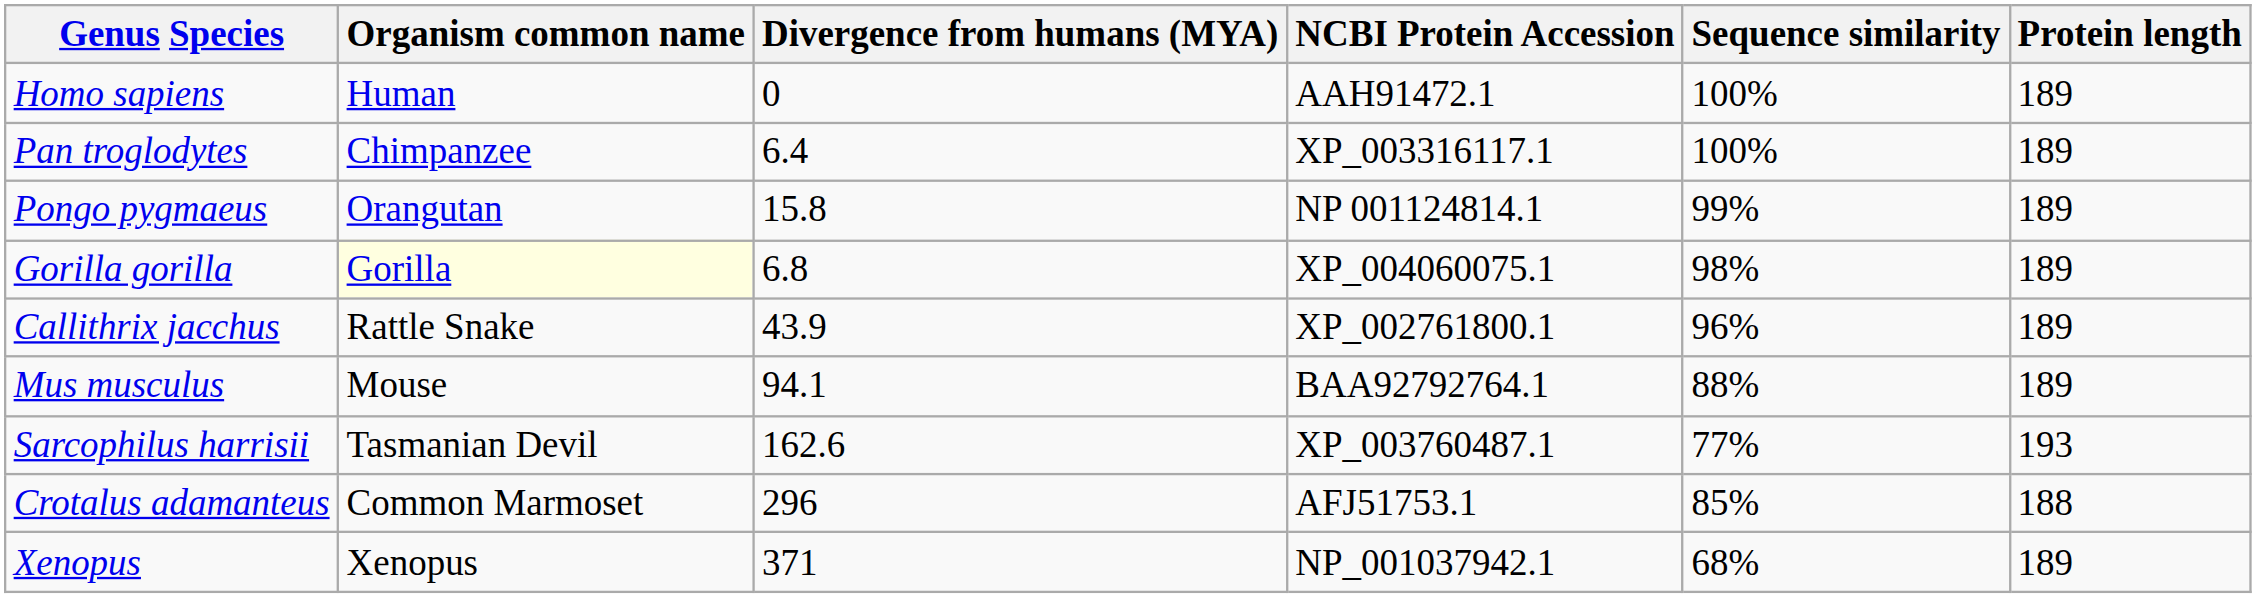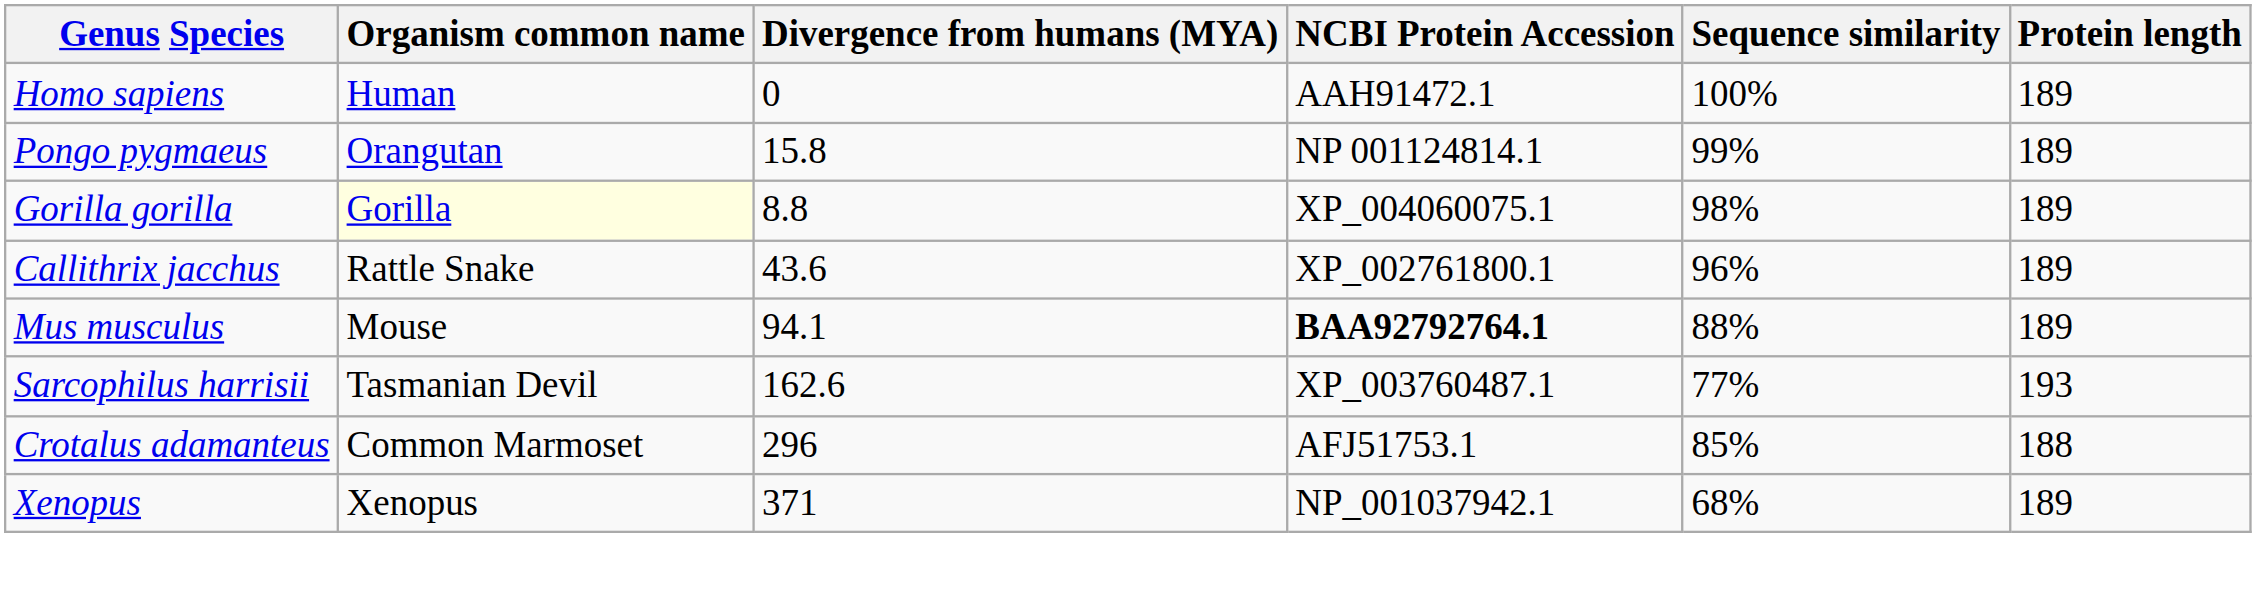- row: (131, 151)
(785, 268) 6.8 -> (785, 209) 8.8
(794, 326) 43.9 -> (794, 268) 43.6
(1422, 385) normal -> (1422, 326) bold
